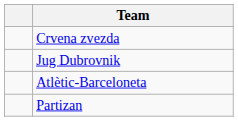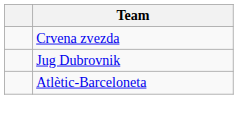- row: (59, 104)
